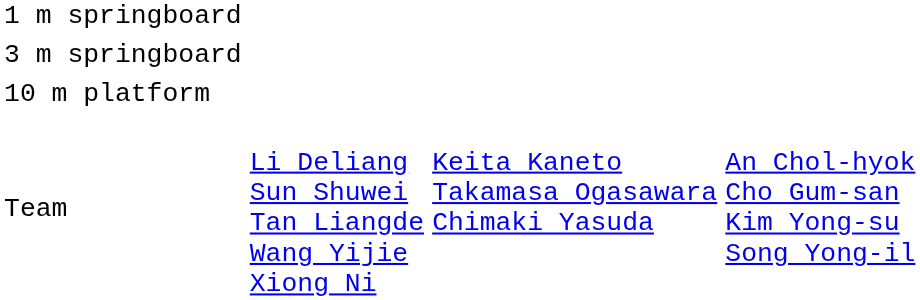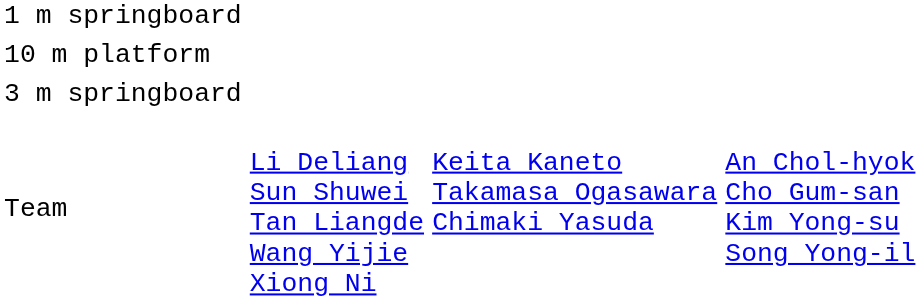rows swapped: (123, 55) <-> (107, 93)
